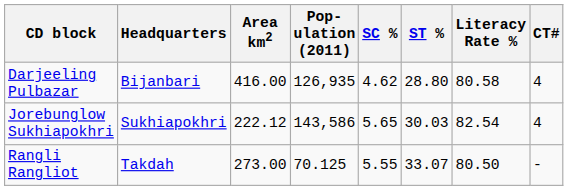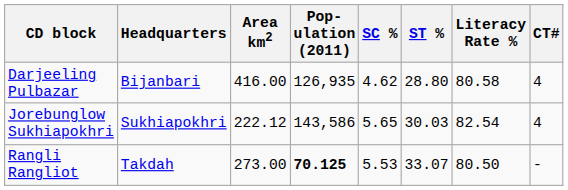(320, 165) normal -> (320, 165) bold
(380, 165) 5.55 -> (380, 165) 5.53
